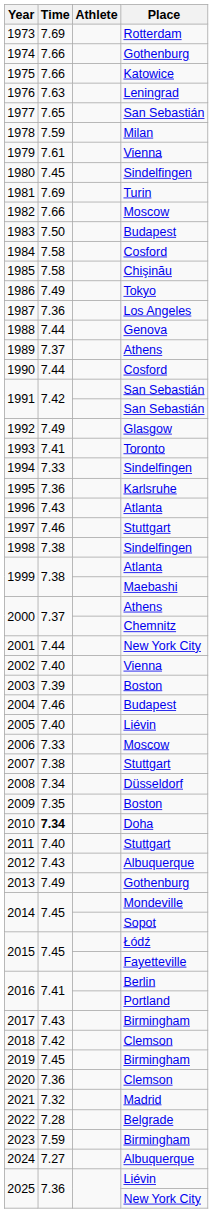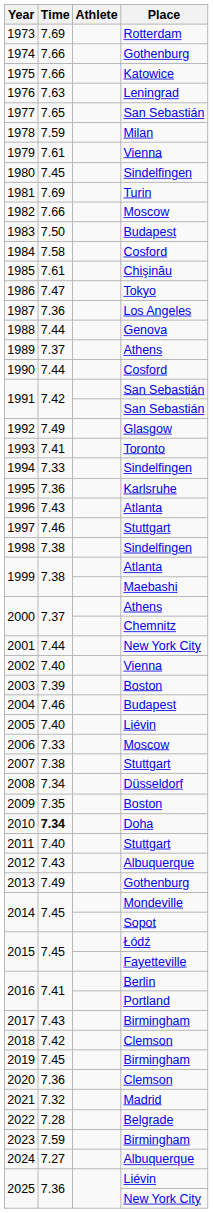(53, 271) 7.58 -> (53, 271) 7.61
(53, 291) 7.49 -> (53, 291) 7.47
